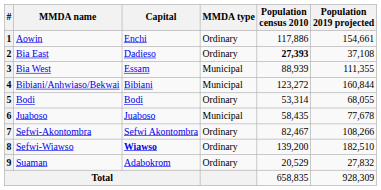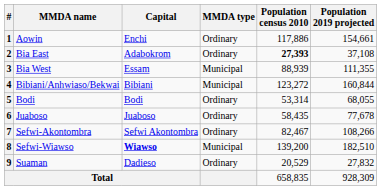(140, 54) Dadieso -> (147, 54) Adabokrom
(223, 116) Municipal -> (220, 116) Ordinary
(220, 147) Ordinary -> (223, 147) Municipal
(147, 162) Adabokrom -> (140, 162) Dadieso
